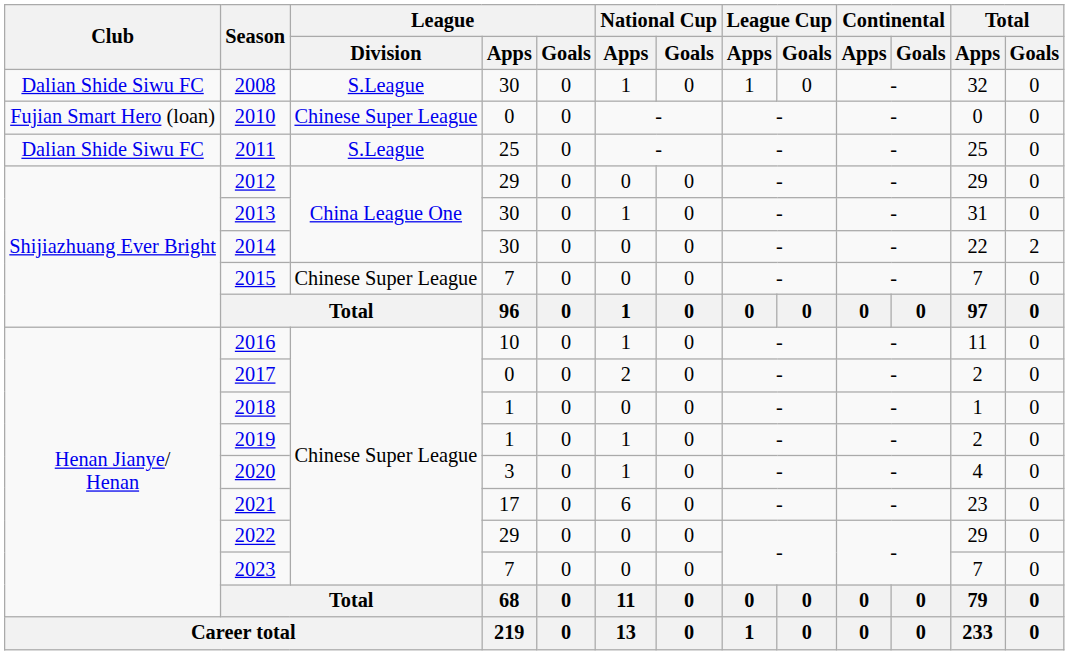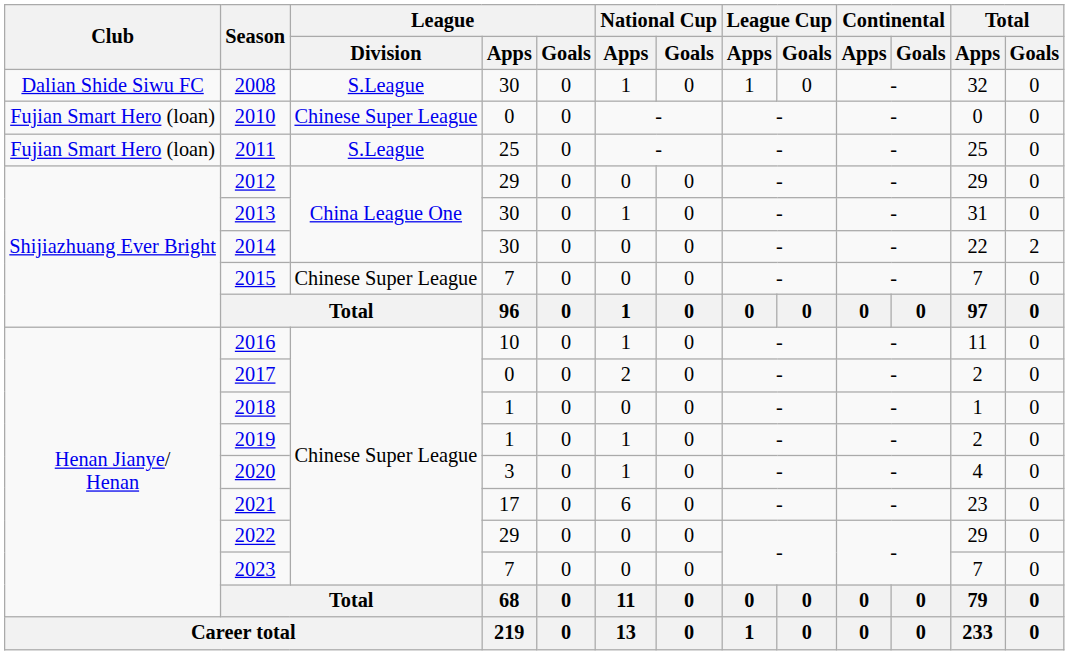(113, 149) Dalian Shide Siwu FC -> (113, 149) Fujian Smart Hero (loan)
